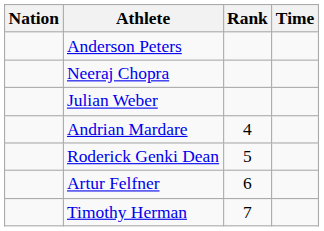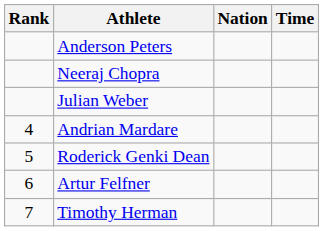columns swapped: (247, 18) <-> (34, 18)
